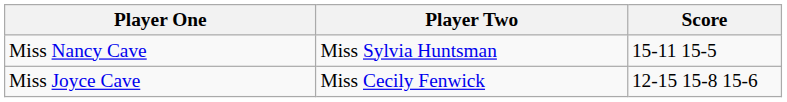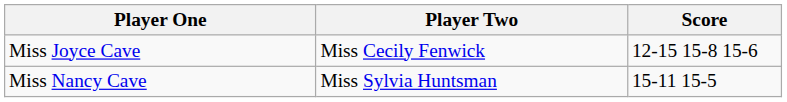rows swapped: (78, 50) <-> (75, 81)
